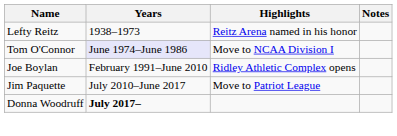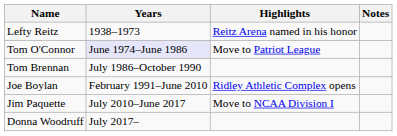(273, 49) Move to NCAA Division I -> (266, 49) Move to Patriot League
+ row: (38, 67)
(266, 85) Move to Patriot League -> (273, 103) Move to NCAA Division I
(115, 103) bold -> (114, 121) normal
